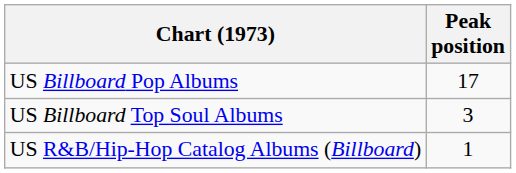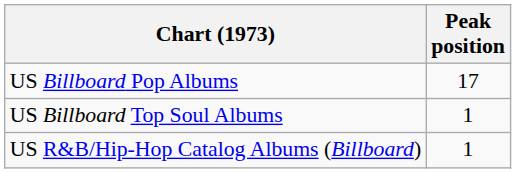(468, 115) 3 -> (468, 115) 1
